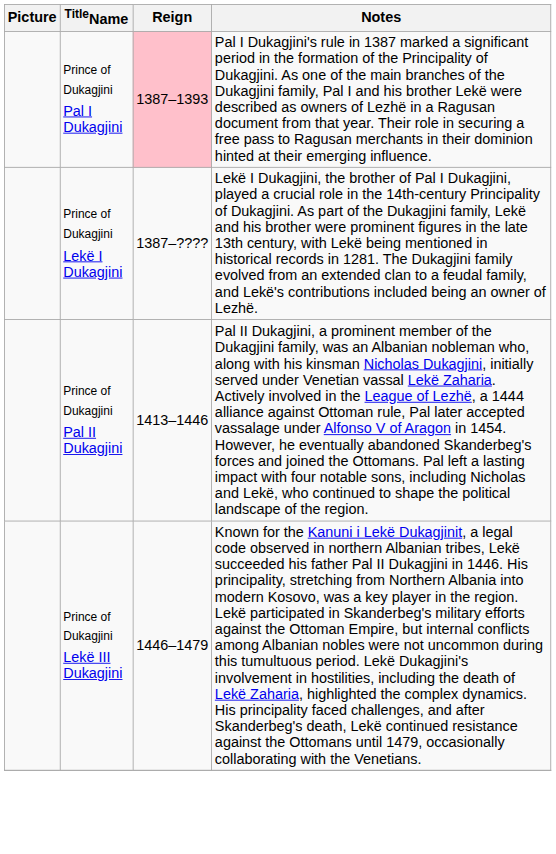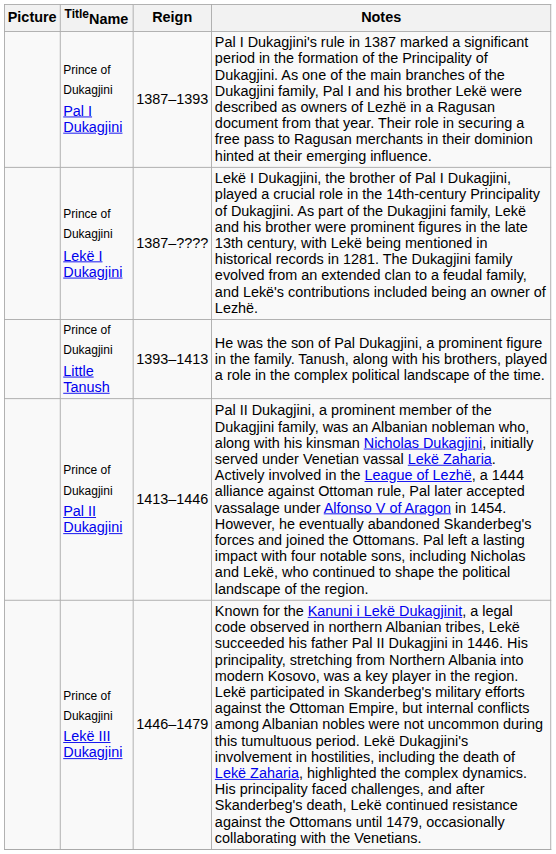(172, 99) pink background -> (172, 99) no background
+ row: (88, 359)
